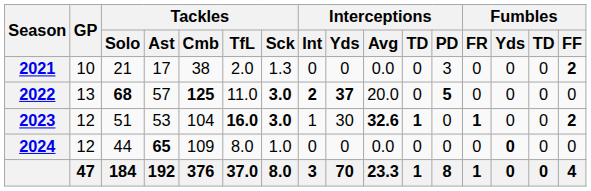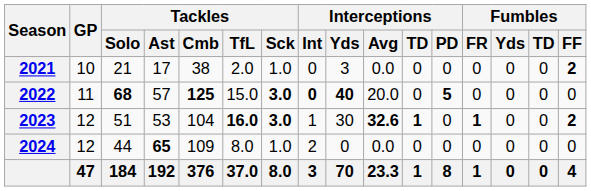(280, 69) 1.3 -> (280, 69) 1.0
(345, 69) 0 -> (345, 69) 3
(447, 69) 3 -> (447, 69) 0
(86, 95) 13 -> (86, 95) 11
(242, 95) 11.0 -> (242, 95) 15.0
(312, 95) 2 -> (312, 95) 0
(345, 95) 37 -> (345, 95) 40
(312, 146) 0 -> (312, 146) 2
(510, 146) bold -> (510, 146) normal
